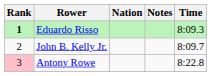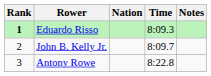columns swapped: (191, 12) <-> (160, 12)
(19, 63) pink background -> (19, 63) no background
